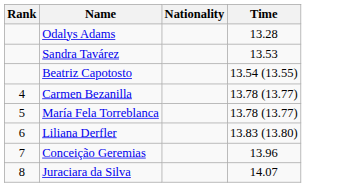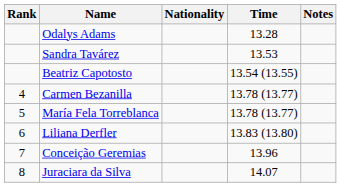+ column: (318, 14)
